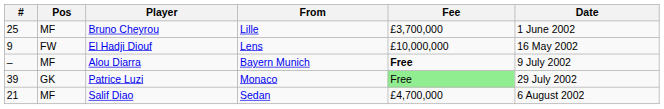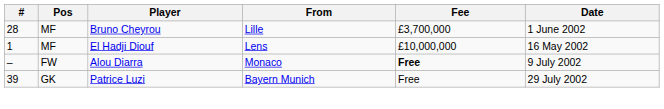(13, 29) 25 -> (13, 29) 28
(10, 46) 9 -> (10, 46) 1
(48, 46) FW -> (48, 46) MF
(48, 63) MF -> (49, 63) FW
(275, 63) Bayern Munich -> (263, 63) Monaco
(259, 79) Monaco -> (280, 79) Bayern Munich
(401, 79) lightgreen background -> (409, 79) no background
- row: (111, 96)
